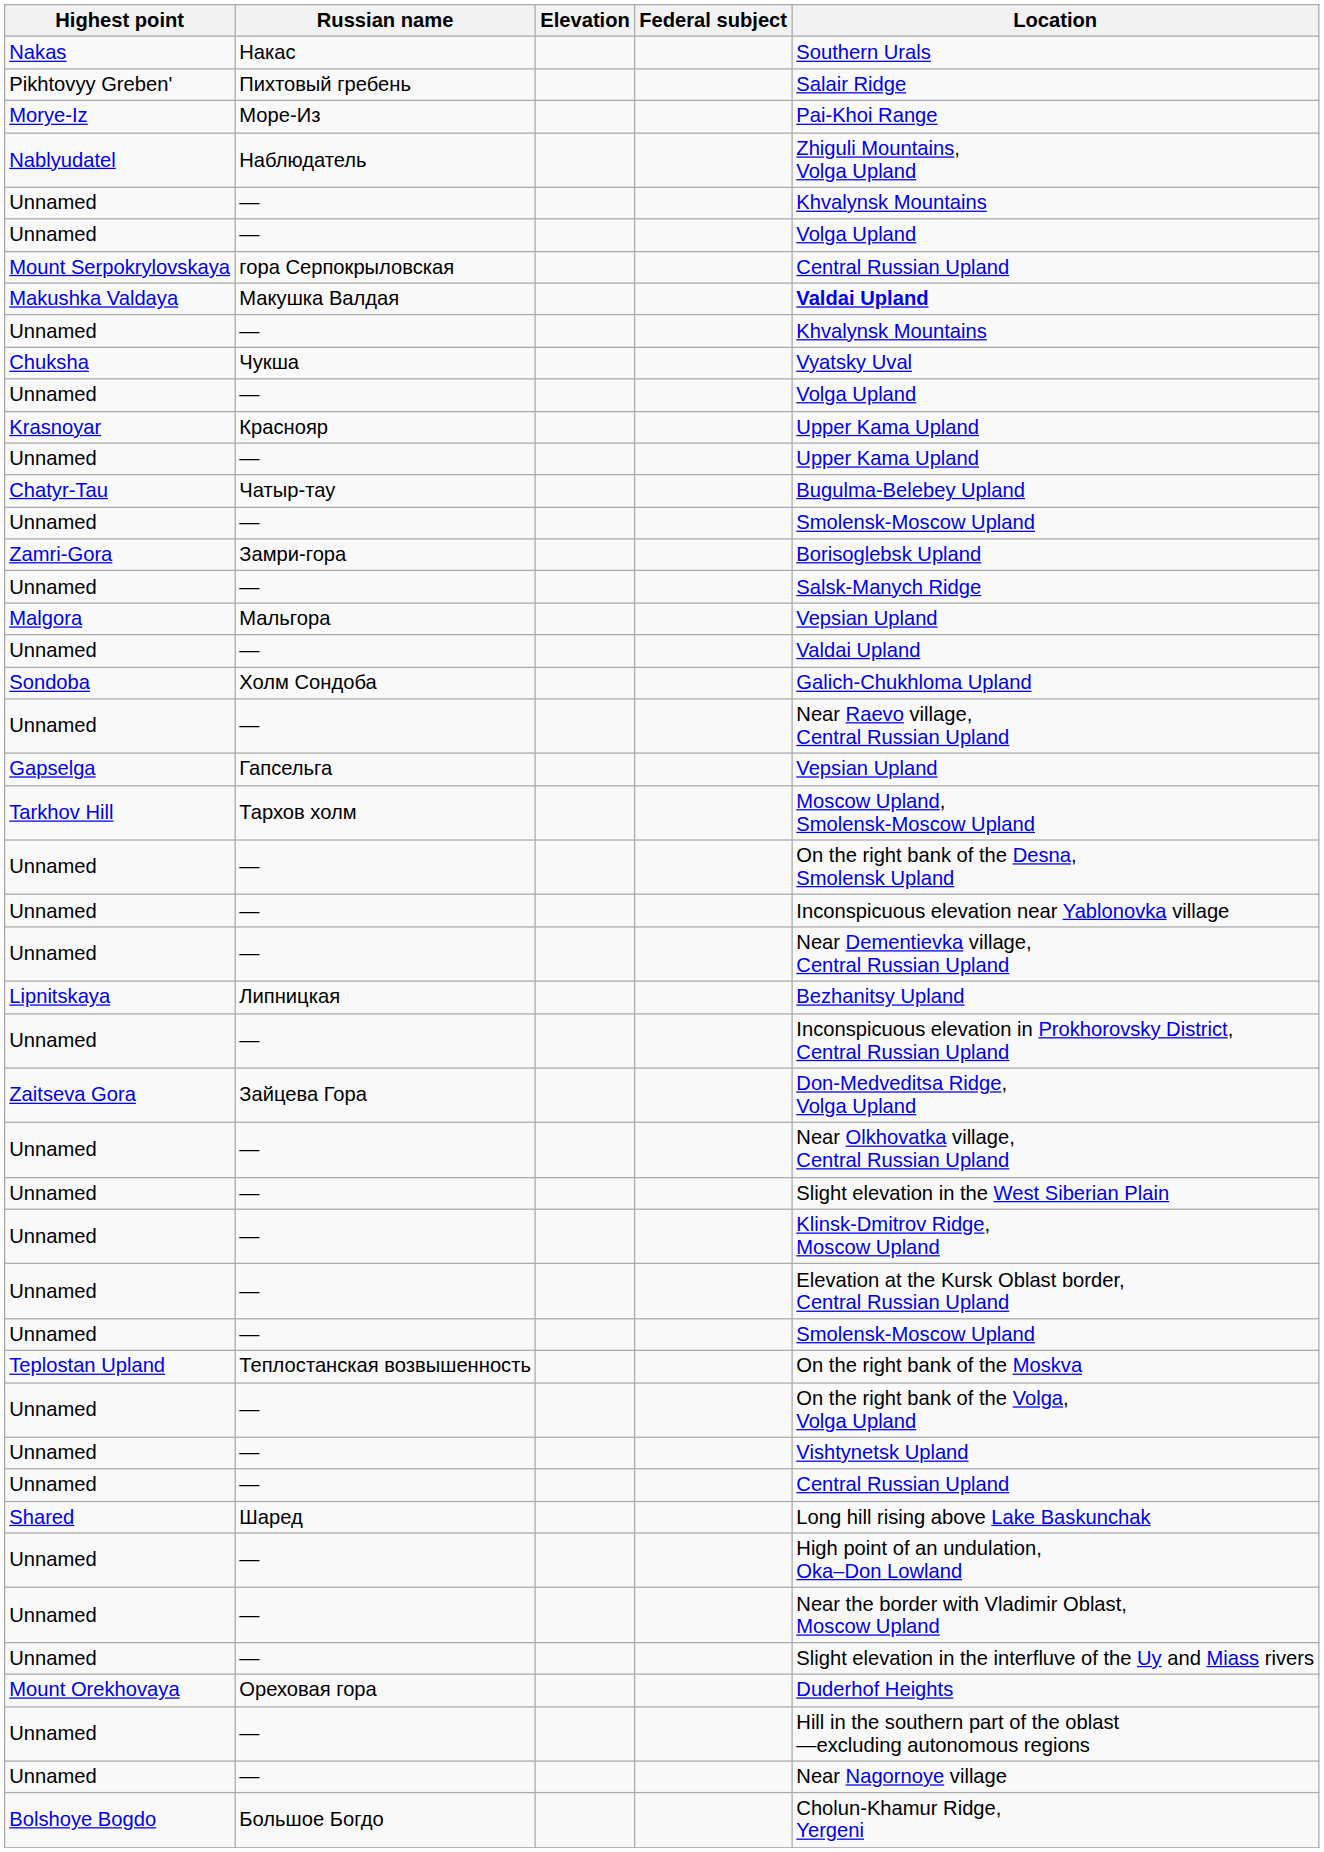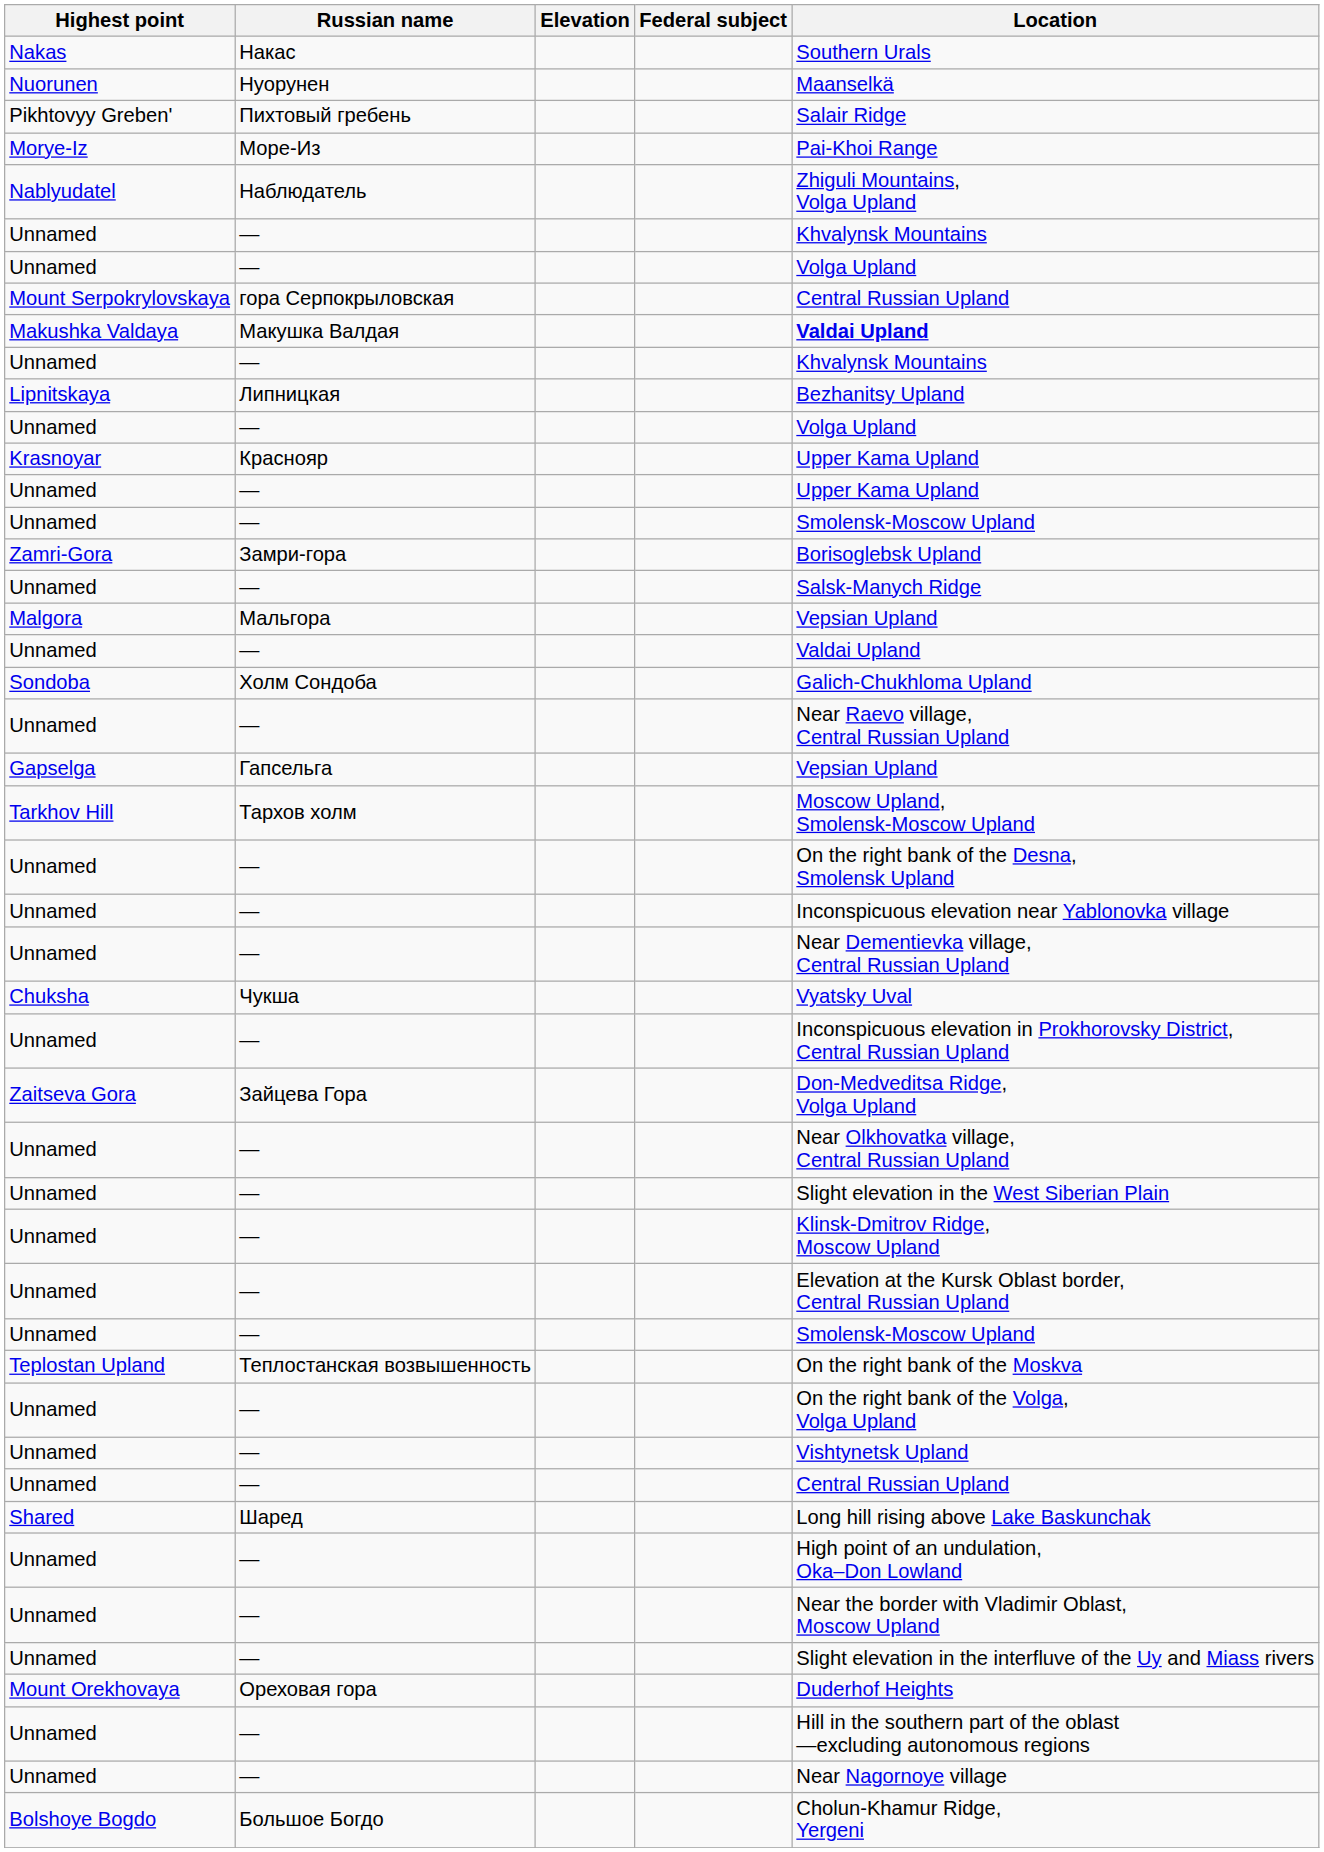+ row: (54, 84)
rows swapped: (60, 997) <-> (49, 362)
- row: (59, 490)
